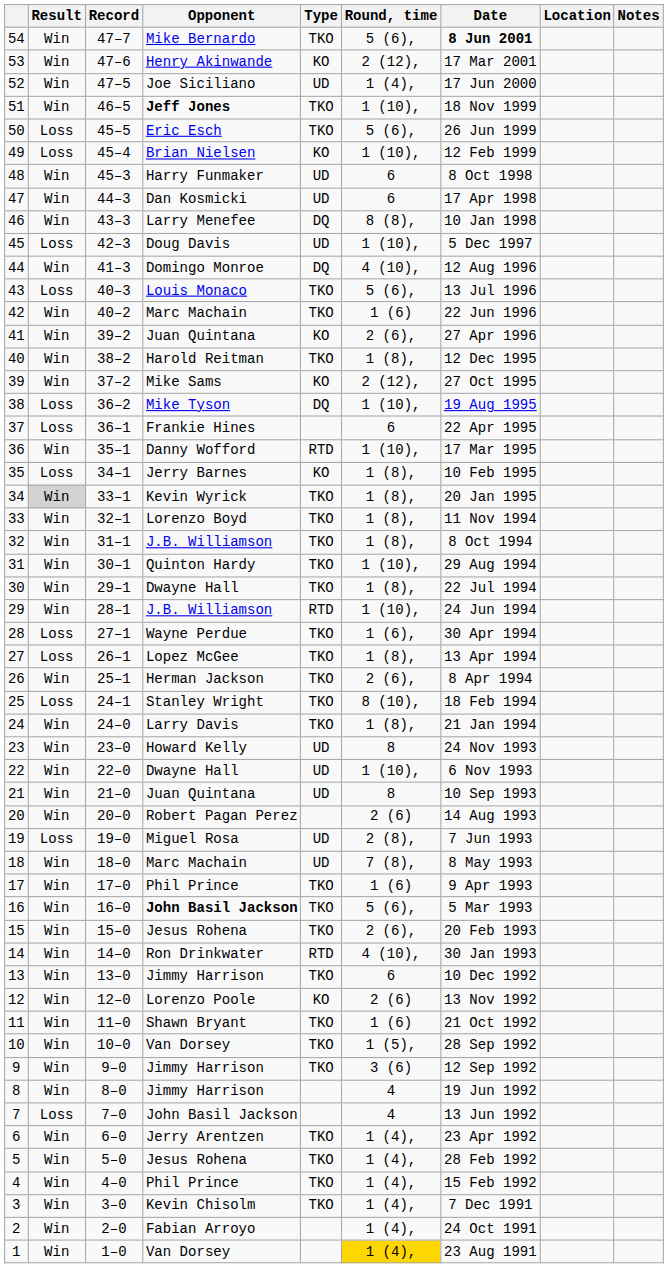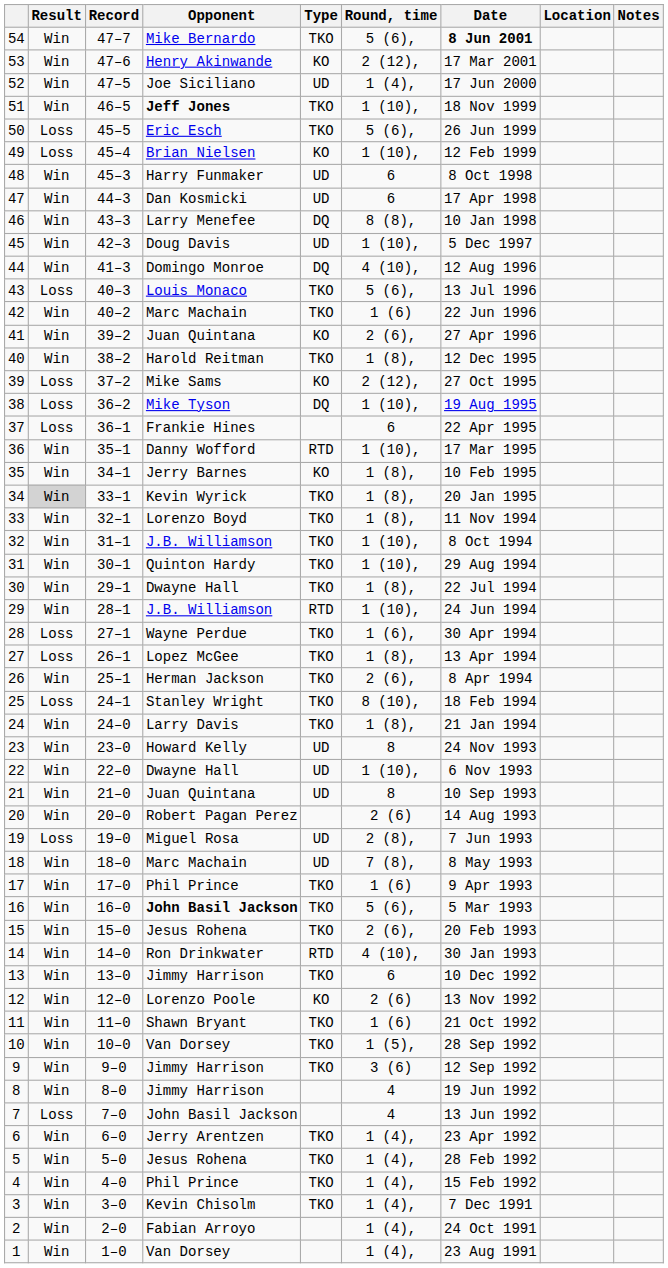(57, 245) Loss -> (57, 245) Win
(57, 382) Win -> (57, 382) Loss
(57, 474) Loss -> (57, 474) Win
(391, 542) 1 (8), -> (391, 542) 1 (10),
(391, 1252) gold background -> (391, 1252) no background
